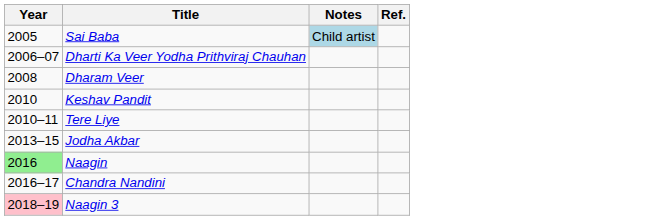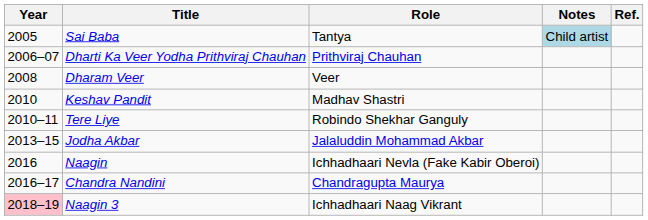+ column: (426, 15)
(22, 162) lightgreen background -> (22, 162) no background
